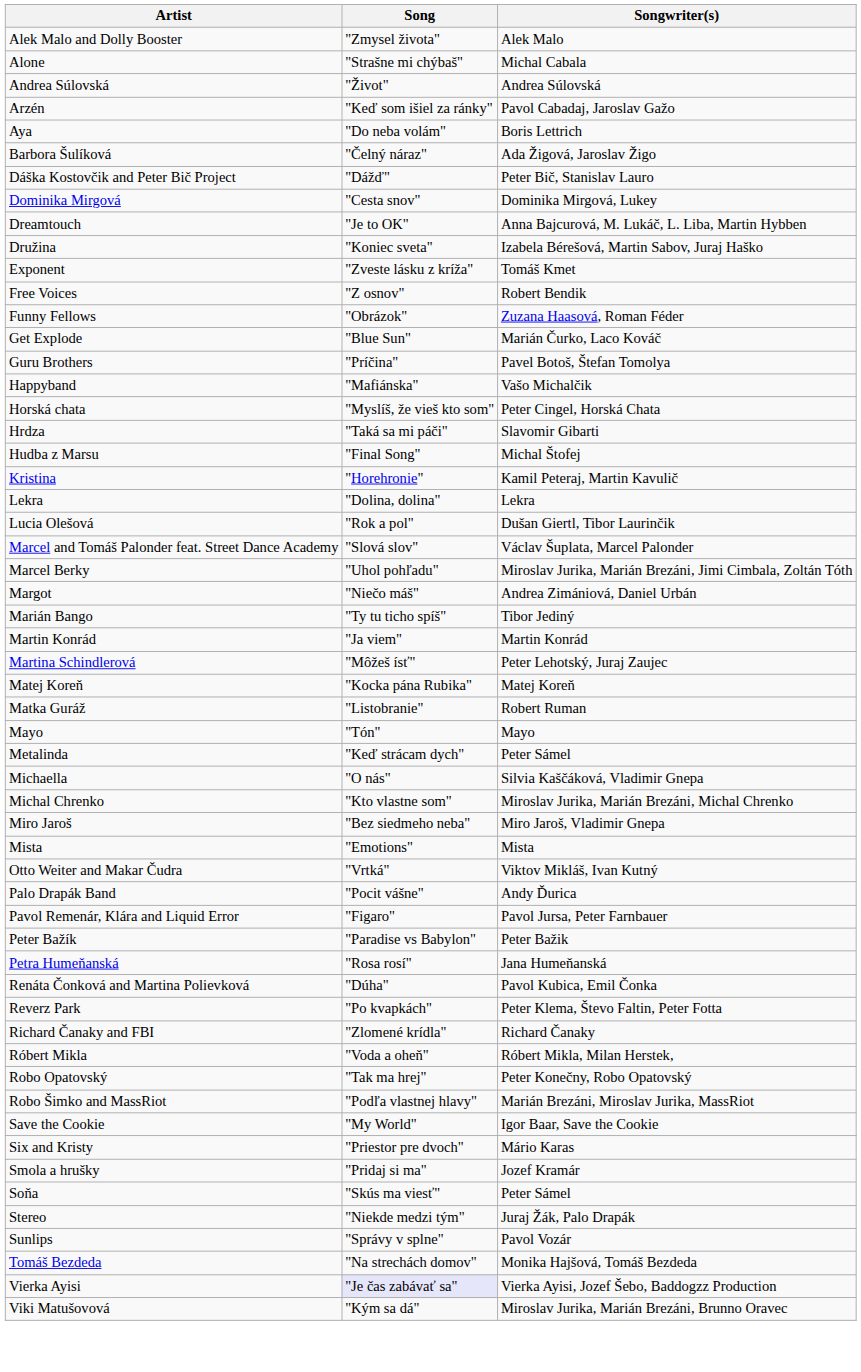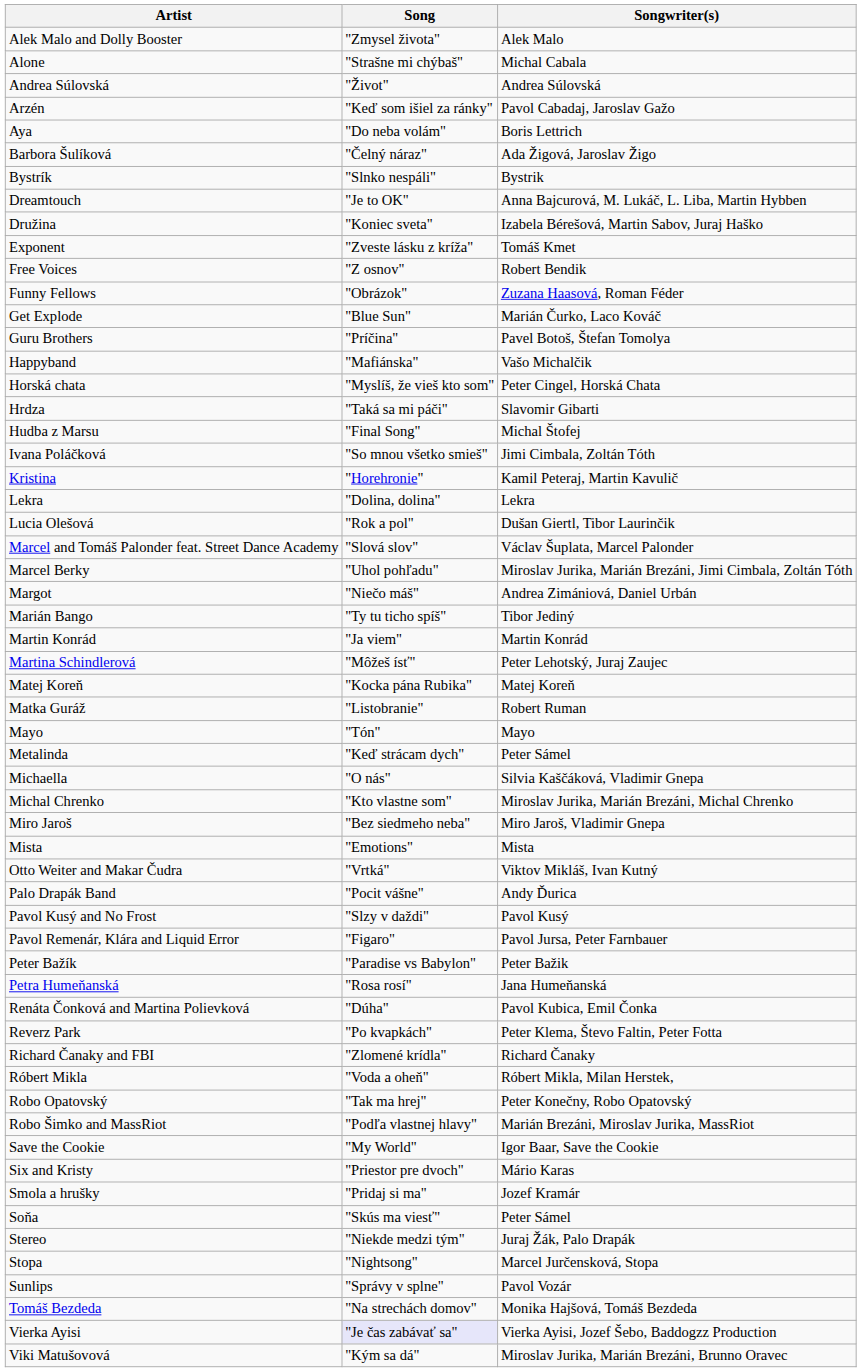+ row: (30, 177)
- row: (122, 177)
- row: (65, 200)
+ row: (57, 454)
+ row: (83, 916)
+ row: (26, 1262)
